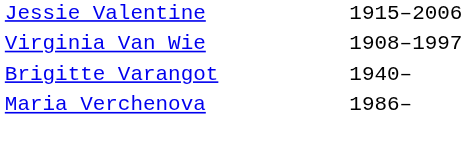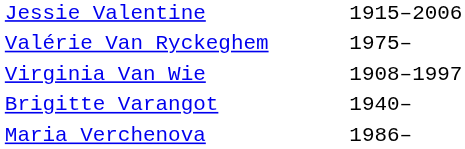+ row: (137, 43)
